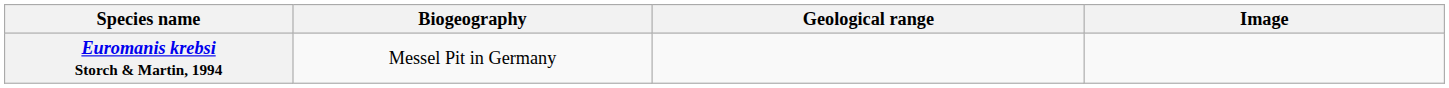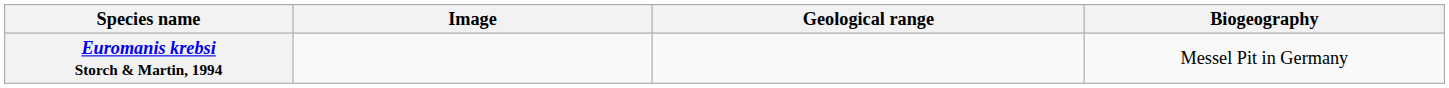columns swapped: (1264, 18) <-> (473, 18)
